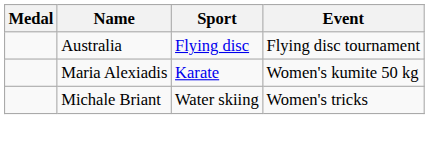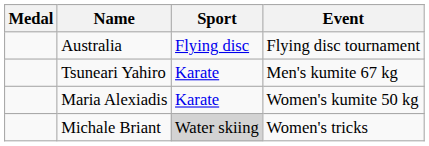+ row: (113, 72)
(217, 100) no background -> (217, 127) lightgrey background
